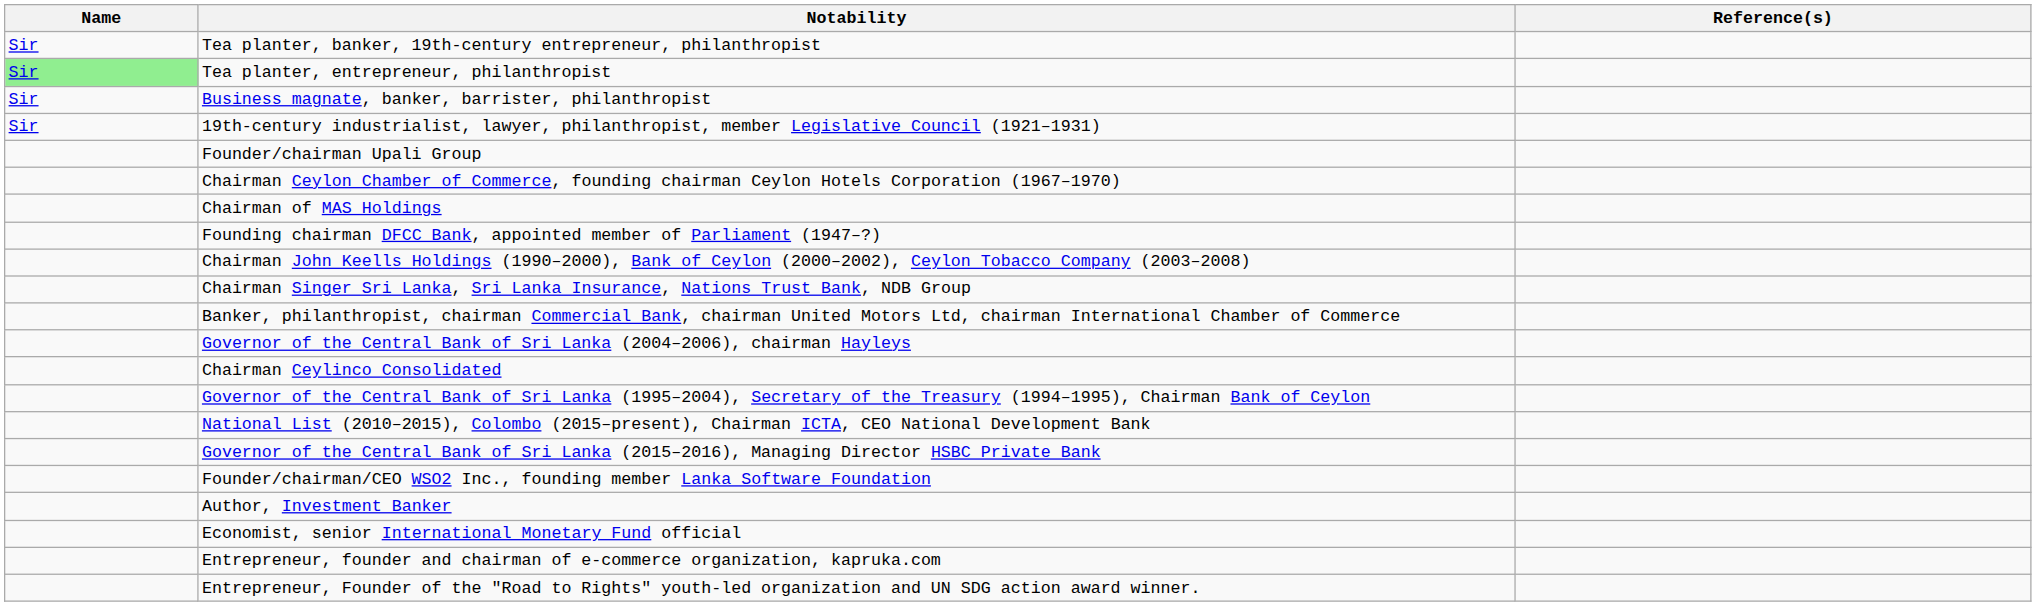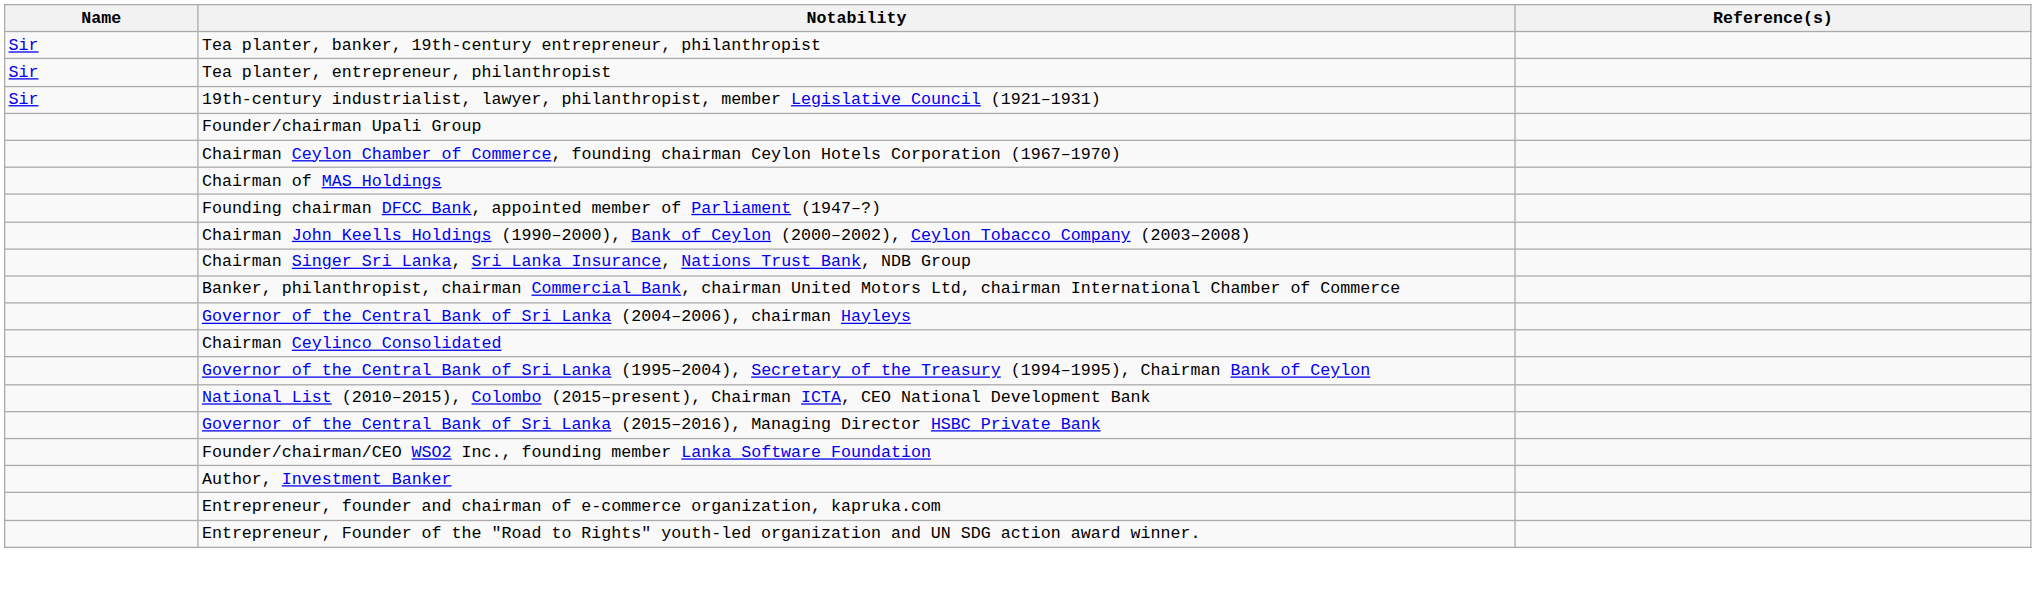(24, 72) lightgreen background -> (24, 72) no background
- row: (457, 100)
- row: (472, 533)
